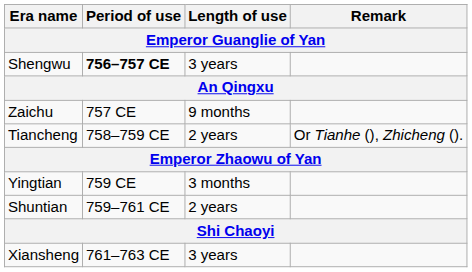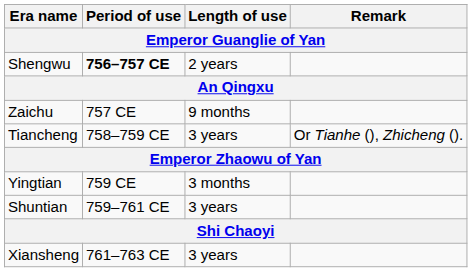(213, 64) 3 years -> (213, 64) 2 years
(213, 135) 2 years -> (213, 135) 3 years
(213, 207) 2 years -> (213, 207) 3 years
